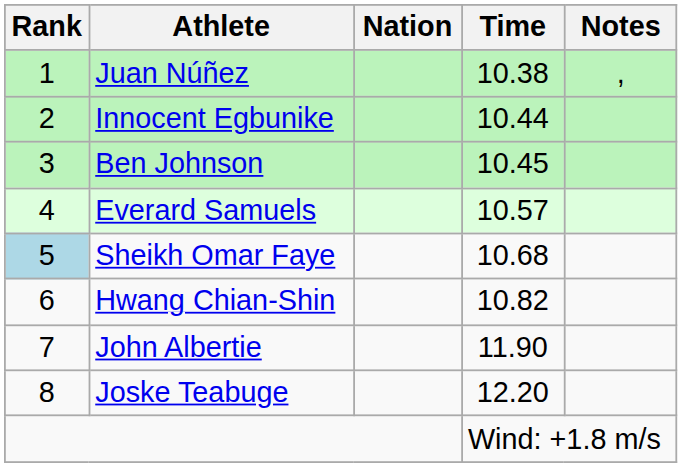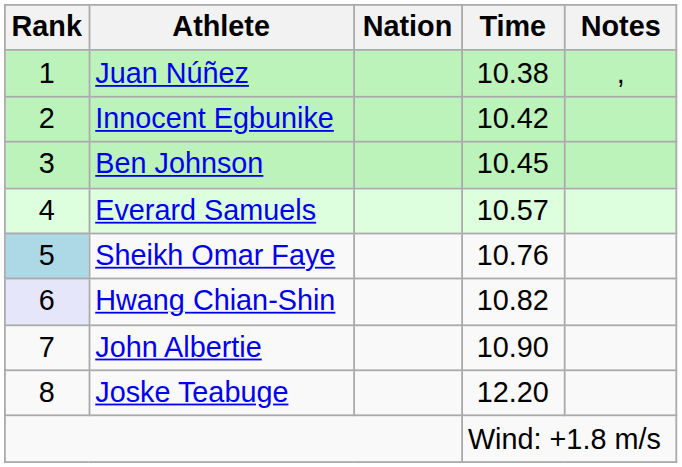(513, 118) 10.44 -> (513, 118) 10.42
(513, 255) 10.68 -> (513, 255) 10.76
(47, 301) no background -> (47, 301) lavender background
(513, 347) 11.90 -> (513, 347) 10.90
